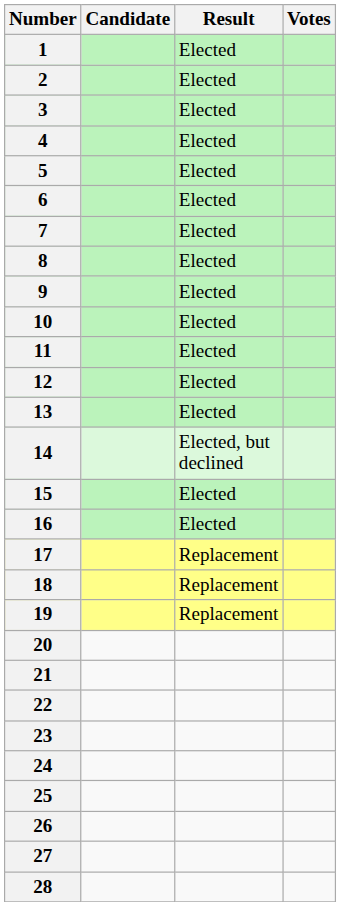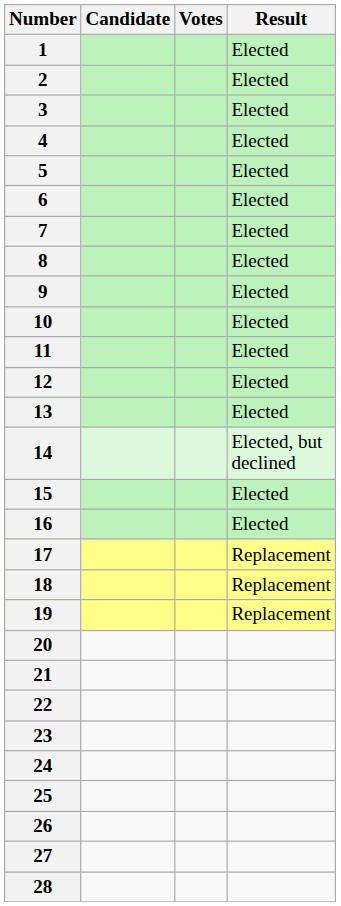columns swapped: (309, 19) <-> (229, 19)
